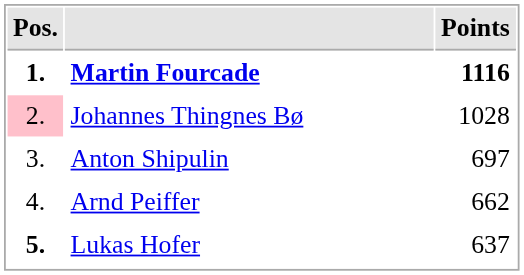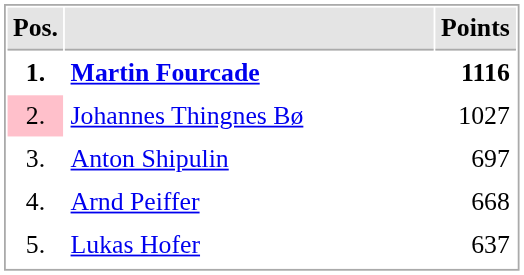(484, 115) 1028 -> (484, 115) 1027
(490, 201) 662 -> (490, 201) 668
(35, 244) bold -> (35, 244) normal
